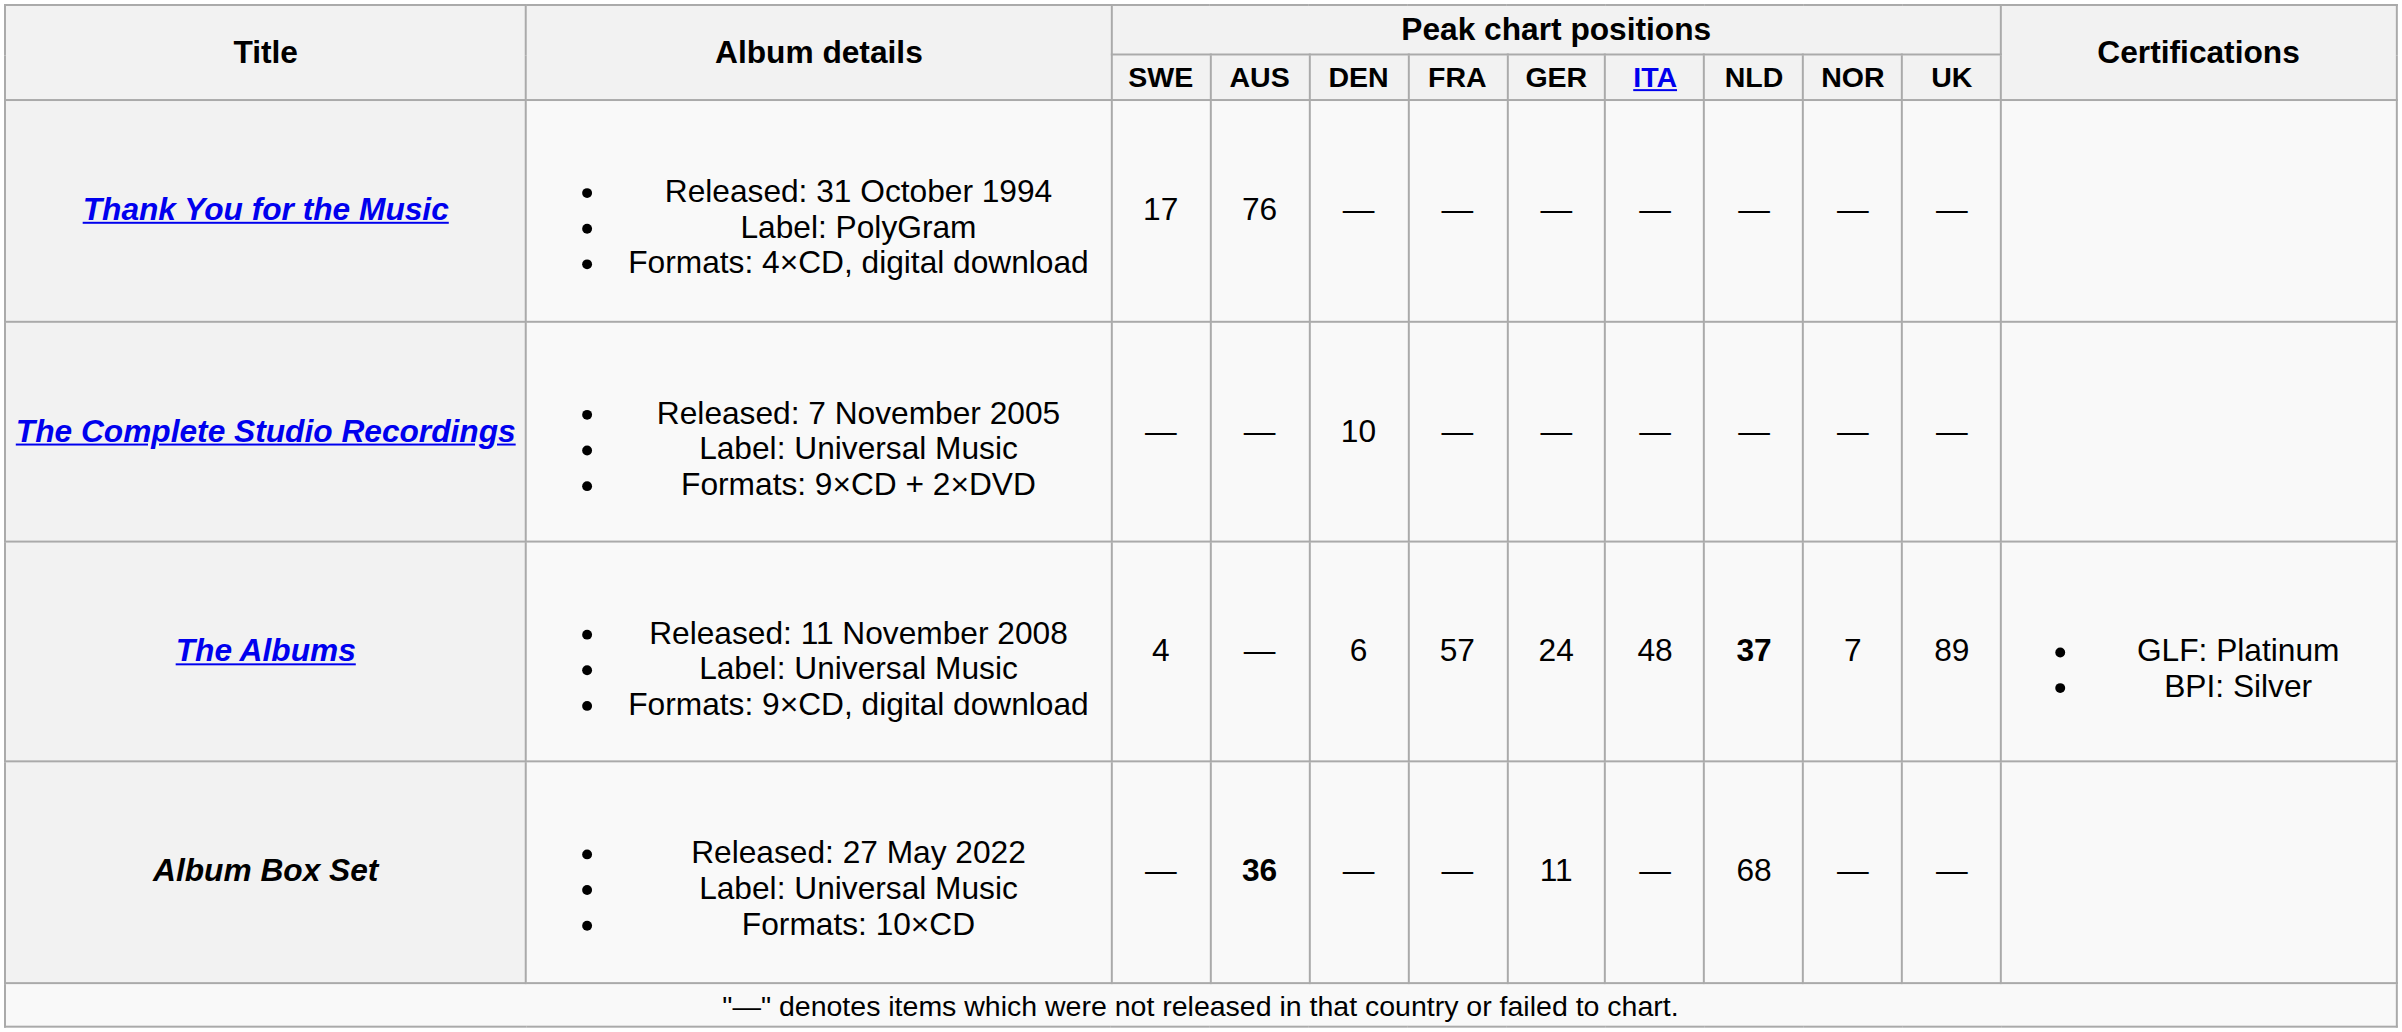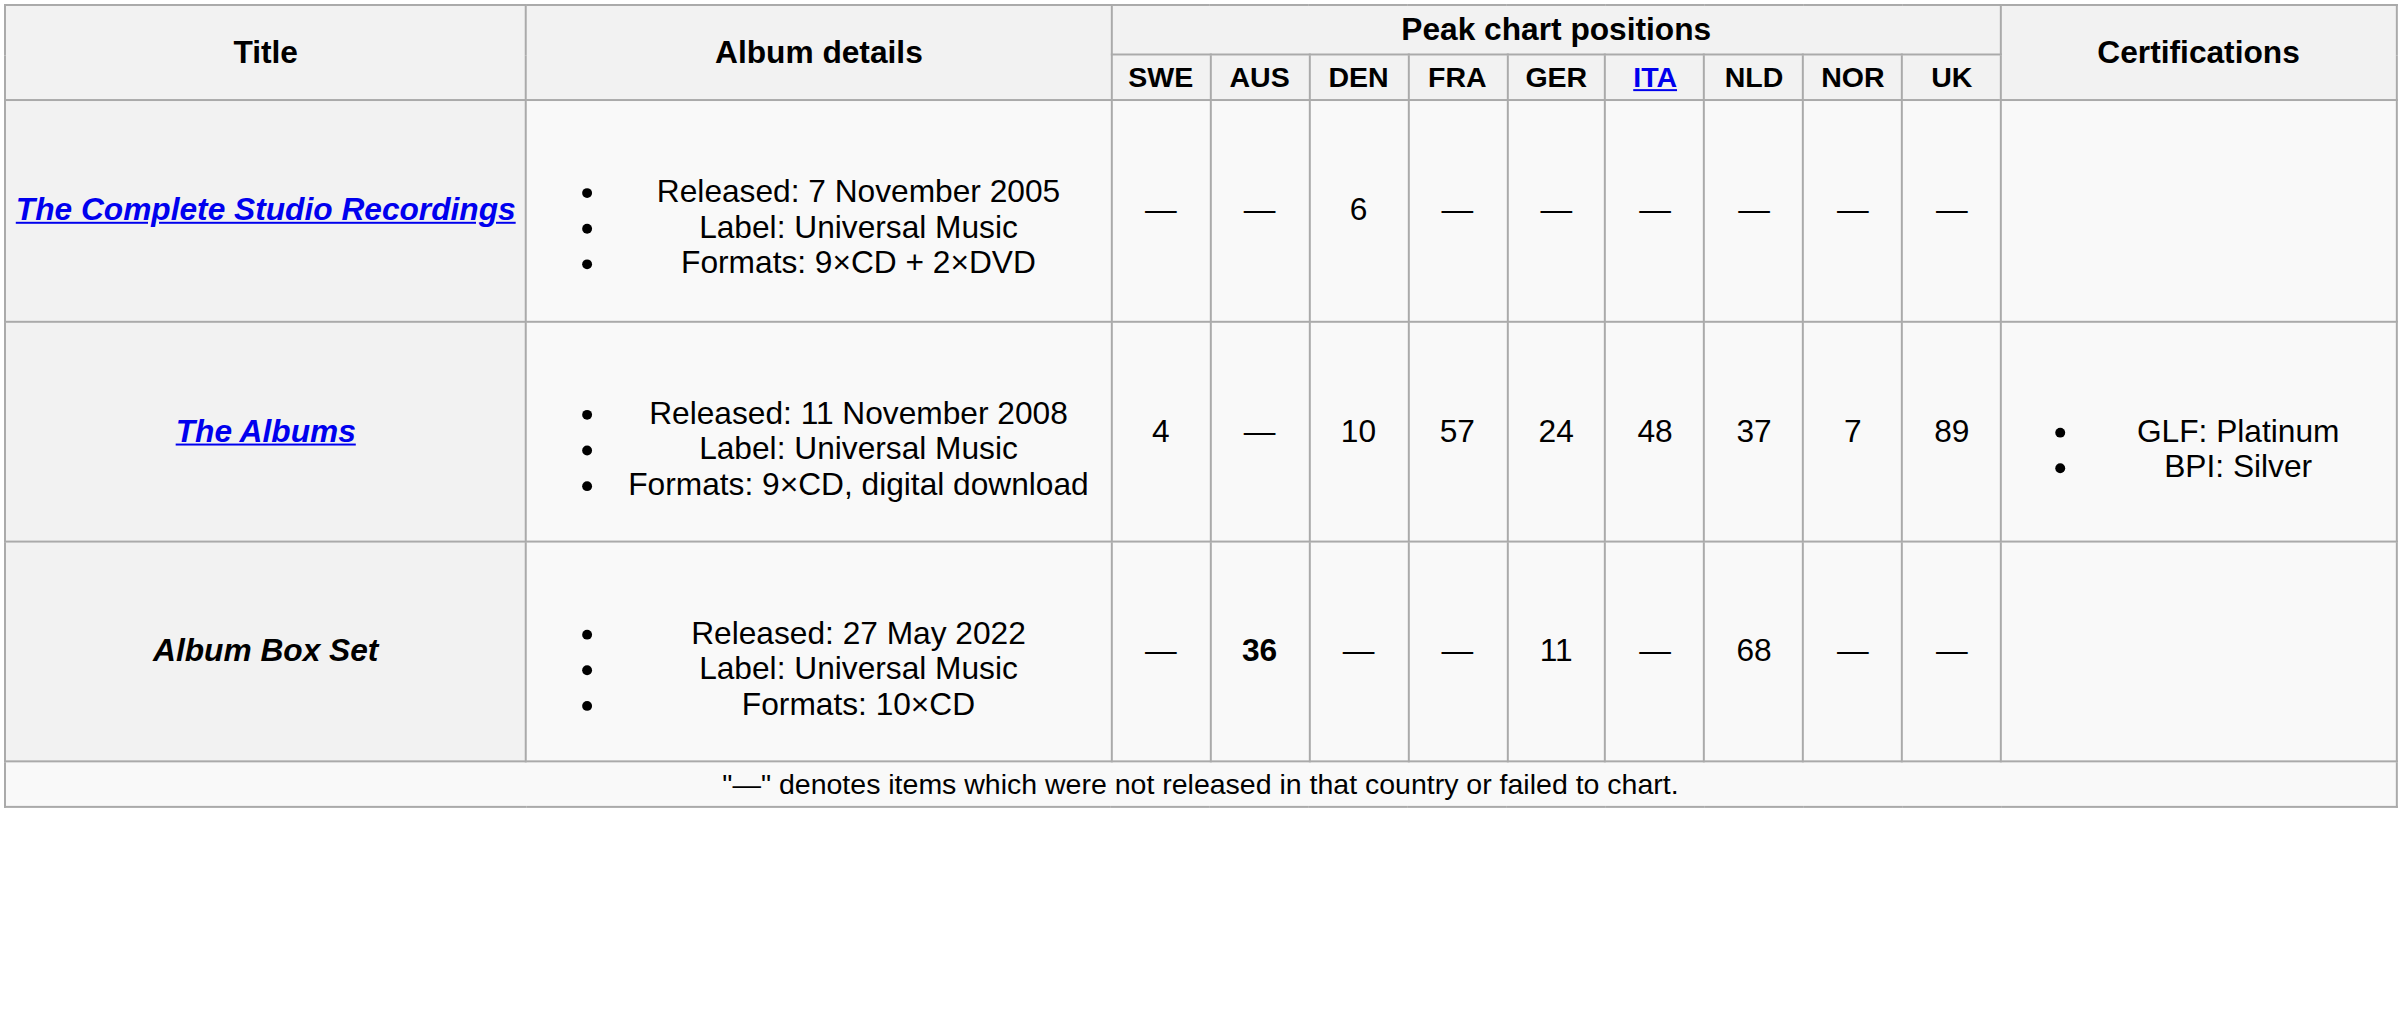- row: (266, 210)
(1358, 430) 10 -> (1359, 210) 6
(1359, 651) 6 -> (1358, 430) 10
(1754, 651) bold -> (1754, 430) normal
